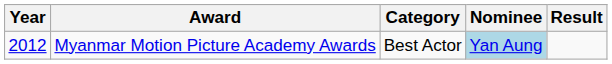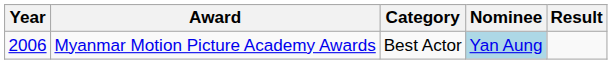(28, 45) 2012 -> (28, 45) 2006
